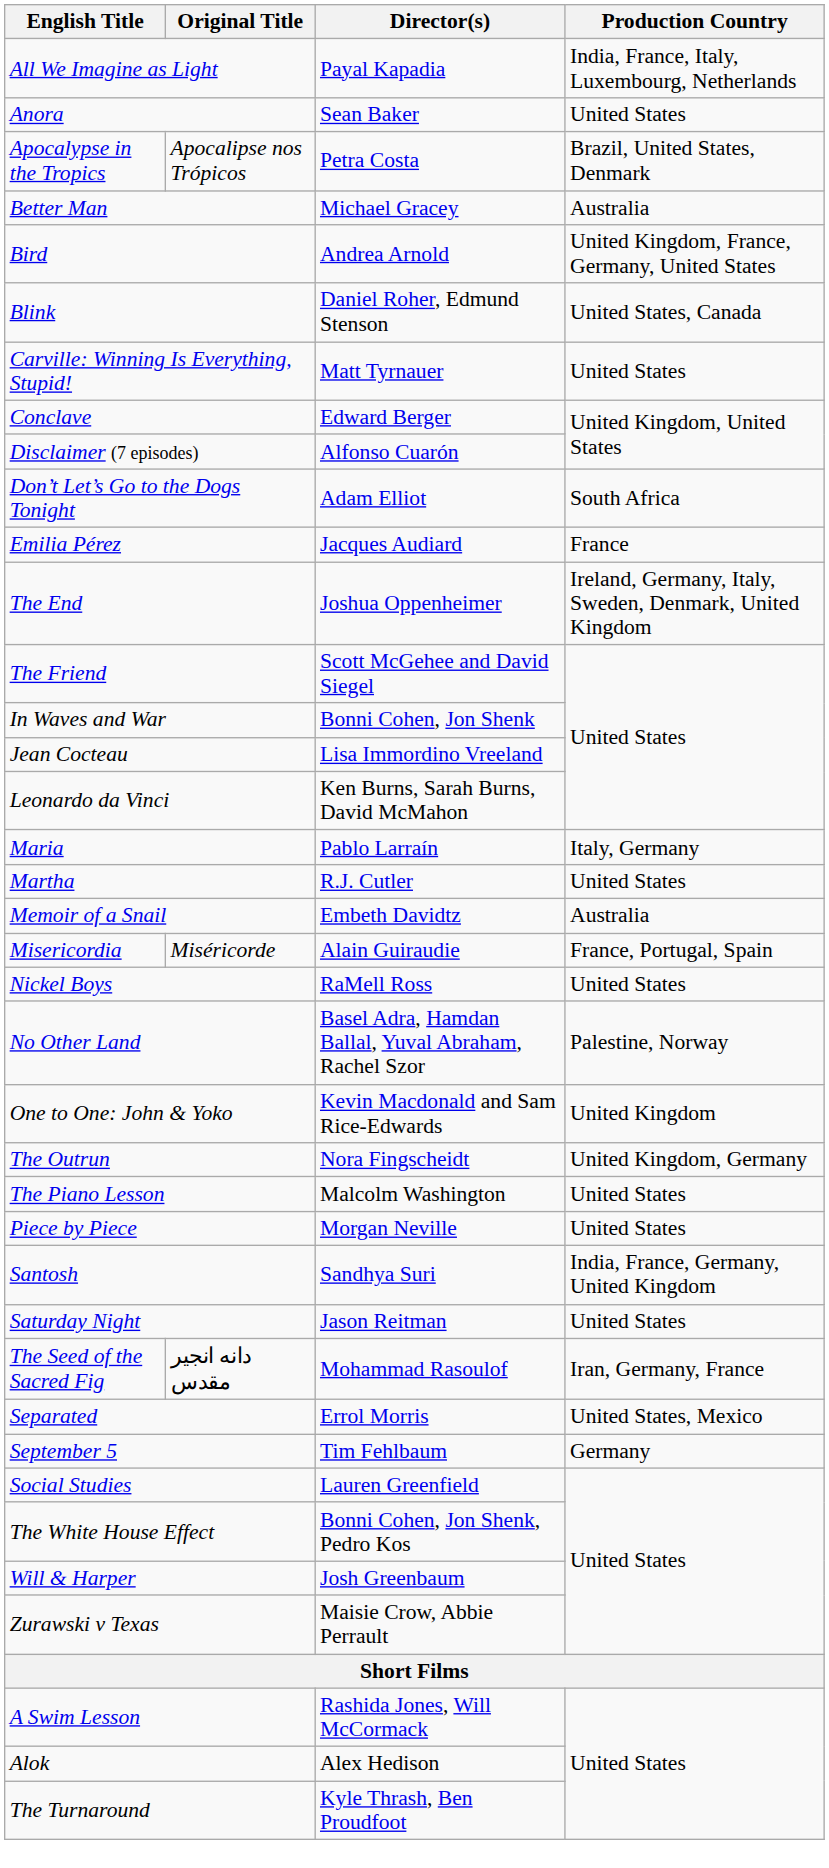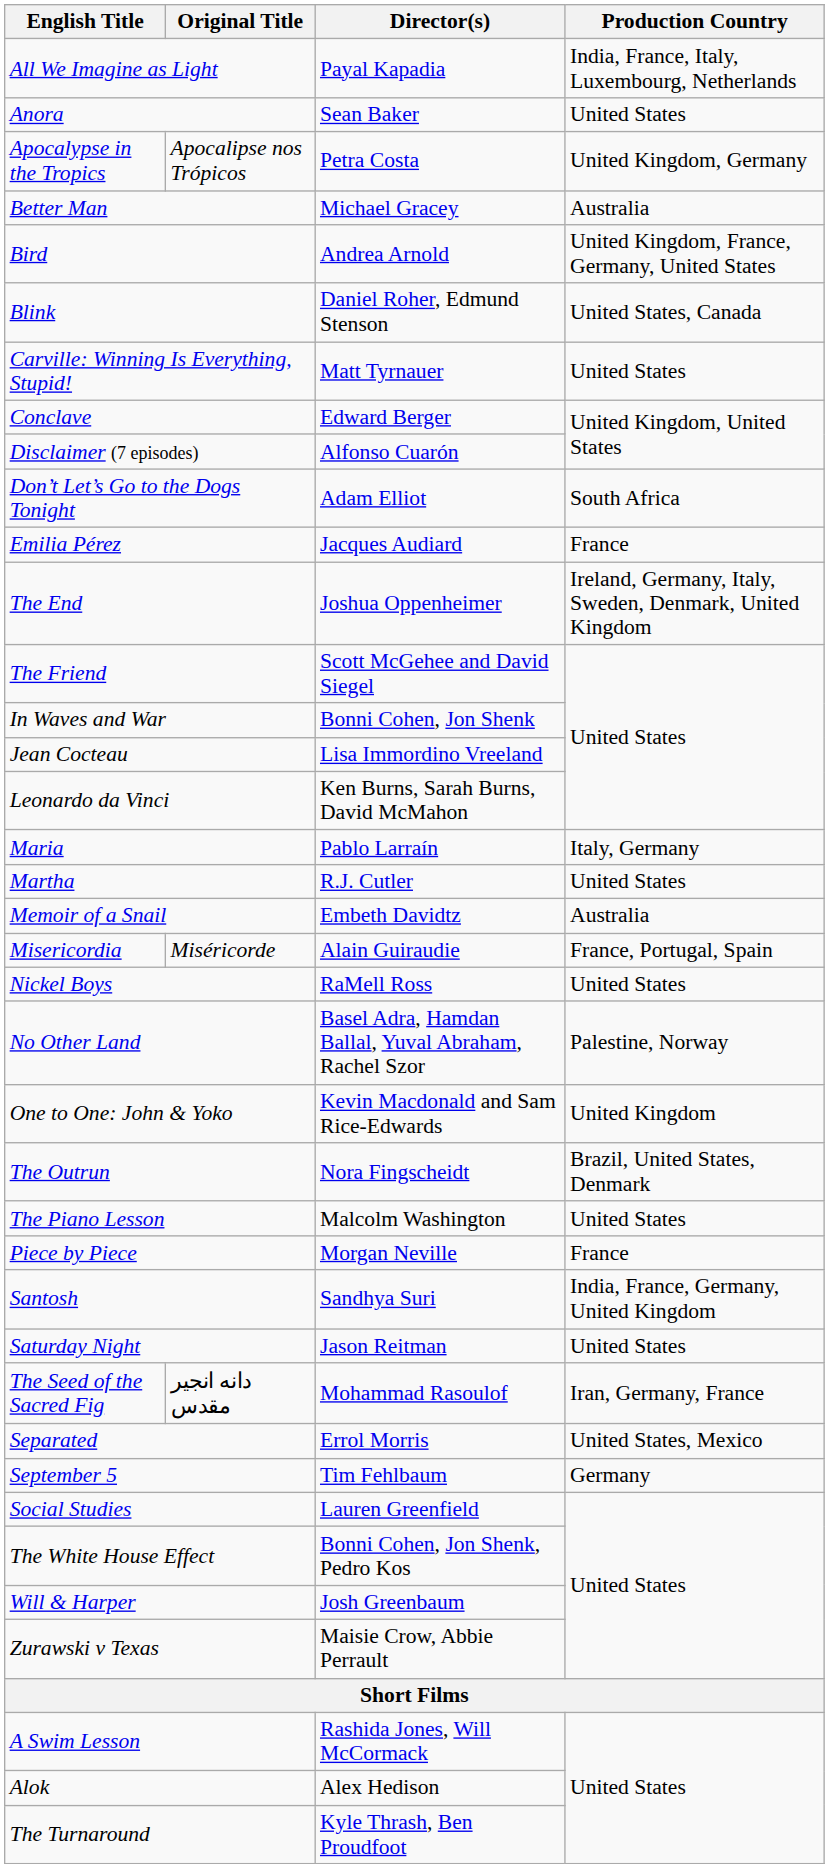(662, 160) Brazil, United States, Denmark -> (689, 160) United Kingdom, Germany
(689, 1159) United Kingdom, Germany -> (662, 1171) Brazil, United States, Denmark
(628, 1228) United States -> (599, 1252) France
